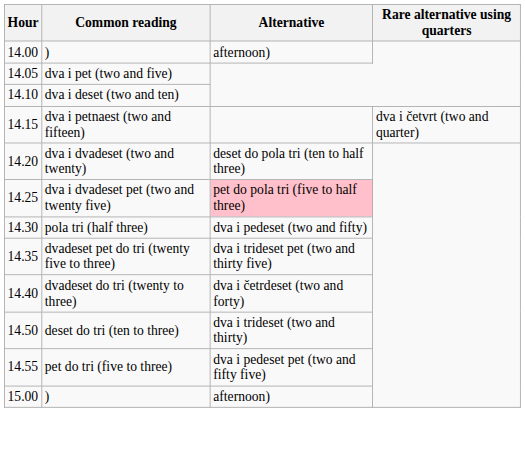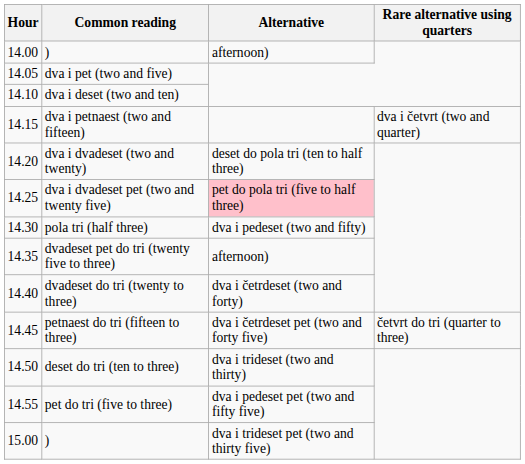(284, 256) dva i trideset pet (two and thirty five) -> (240, 256) afternoon)
+ row: (23, 330)
(242, 396) afternoon) -> (283, 441) dva i trideset pet (two and thirty five)
